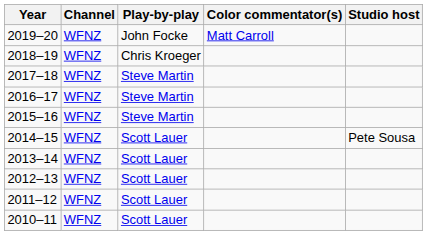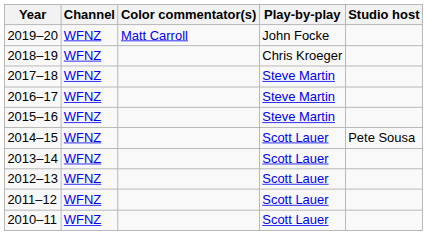columns swapped: (161, 14) <-> (275, 14)
